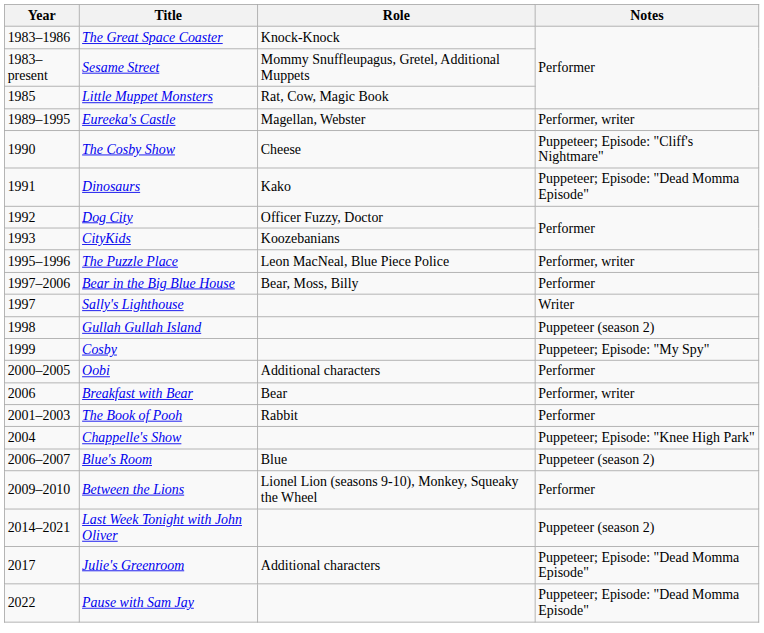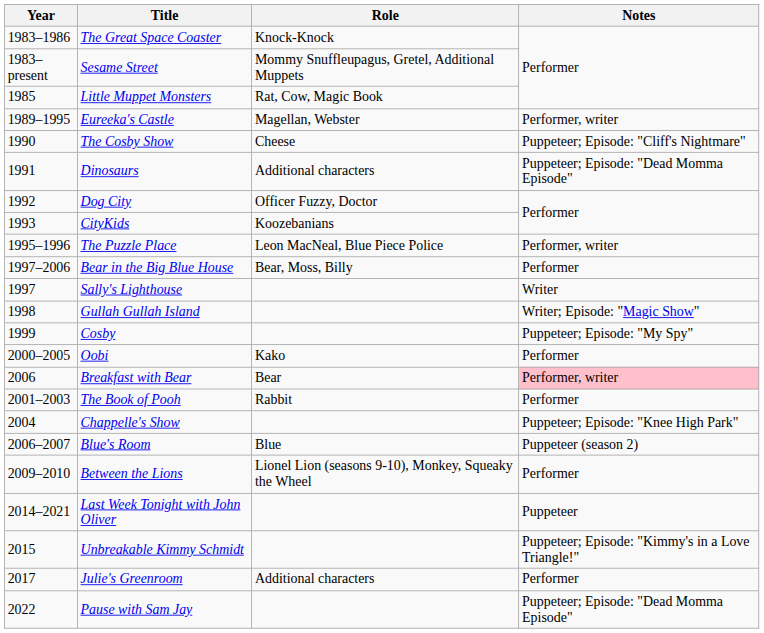(276, 187) Kako -> (315, 171) Additional characters
(596, 327) Puppeteer (season 2) -> (611, 311) Writer; Episode: "Magic Show"
(321, 371) Additional characters -> (270, 355) Kako
(586, 393) no background -> (570, 378) pink background
(596, 527) Puppeteer (season 2) -> (550, 511) Puppeteer
+ row: (162, 549)
(639, 565) Puppeteer; Episode: "Dead Momma Episode" -> (550, 579) Performer
